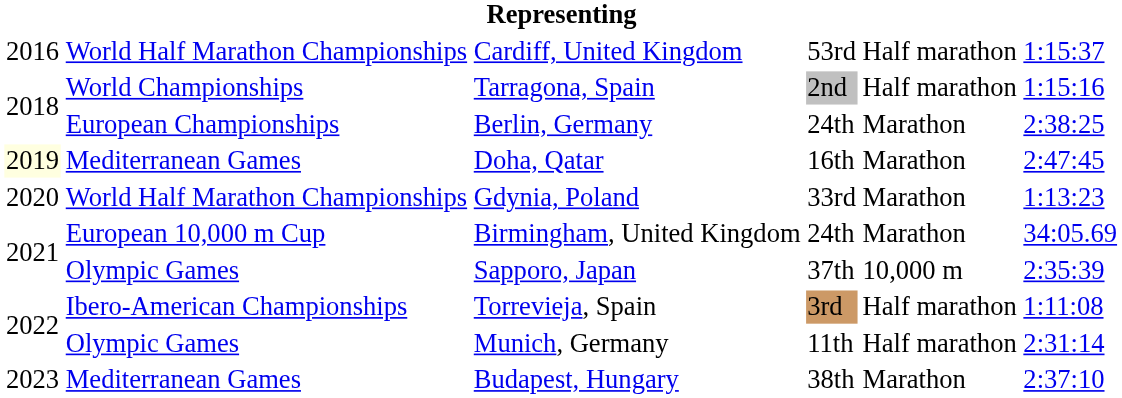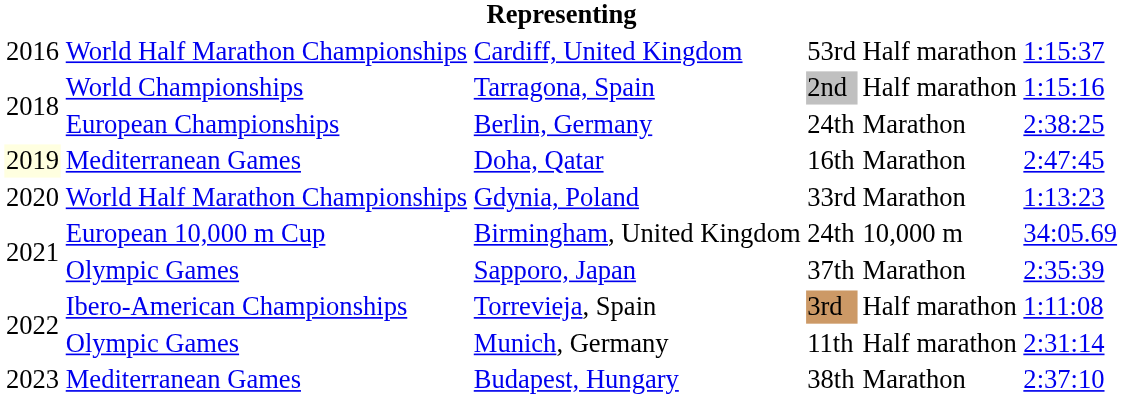(914, 233) Marathon -> (913, 233) 10,000 m
(913, 270) 10,000 m -> (914, 270) Marathon
